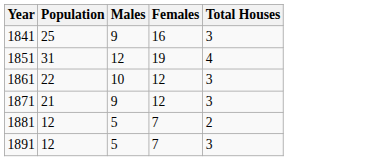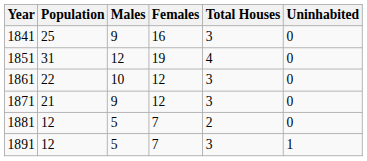+ column: (323, 15)
